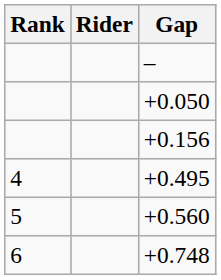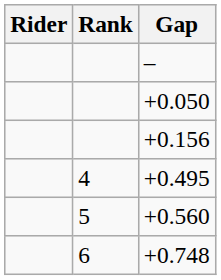columns swapped: (38, 23) <-> (104, 23)
